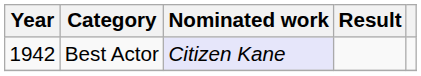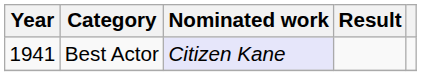(32, 53) 1942 -> (32, 53) 1941
